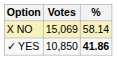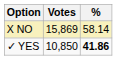(62, 29) 15,069 -> (62, 29) 15,869
